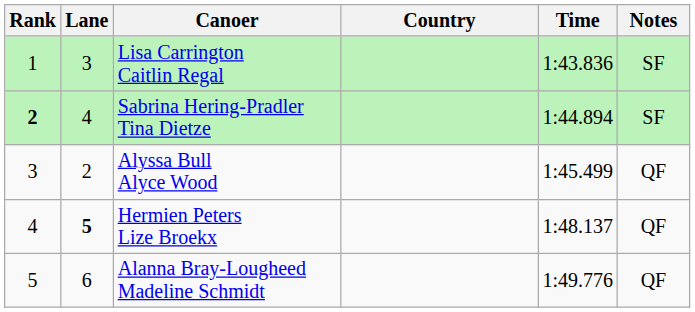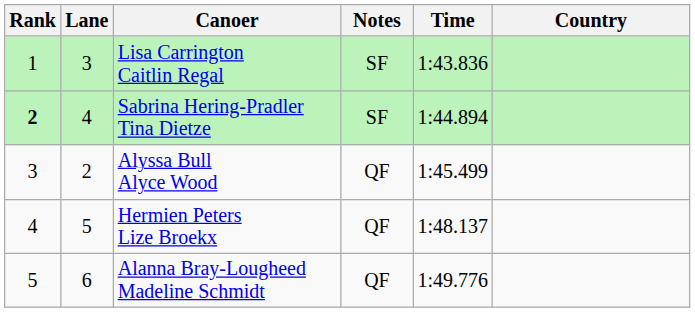columns swapped: (439, 20) <-> (653, 20)
(87, 225) bold -> (87, 225) normal
